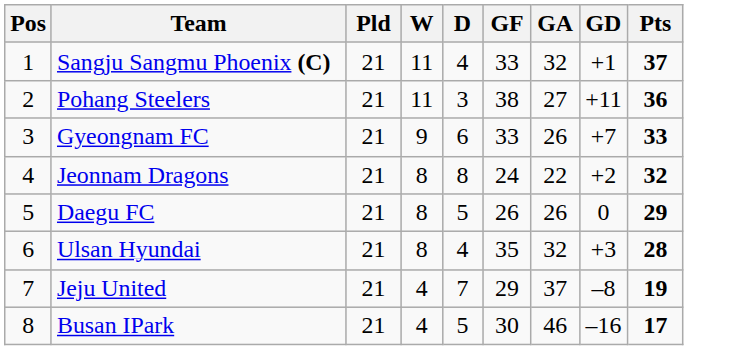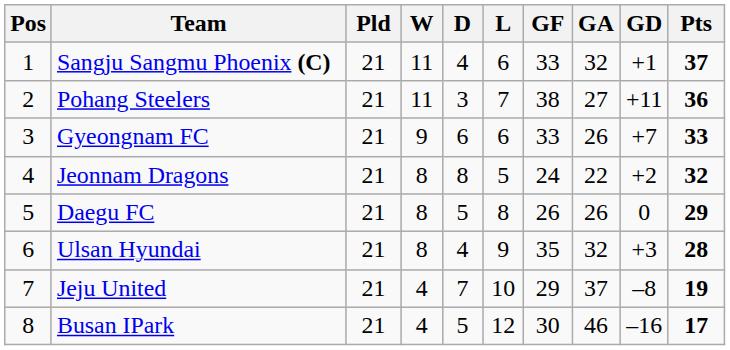+ column: (503, 23)
